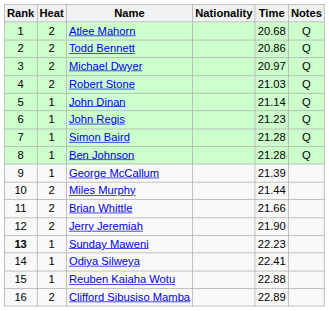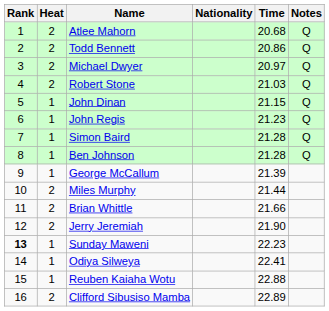(272, 102) 21.14 -> (272, 102) 21.15
